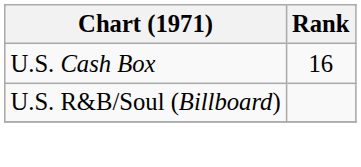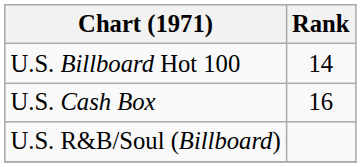+ row: (125, 63)
